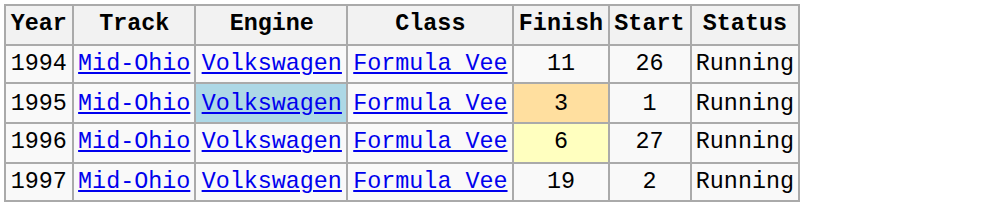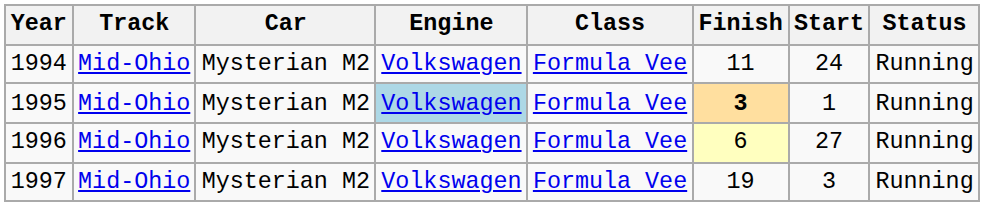+ column: (286, 24)
(649, 64) 26 -> (829, 64) 24
(561, 103) normal -> (741, 103) bold
(649, 182) 2 -> (829, 182) 3
